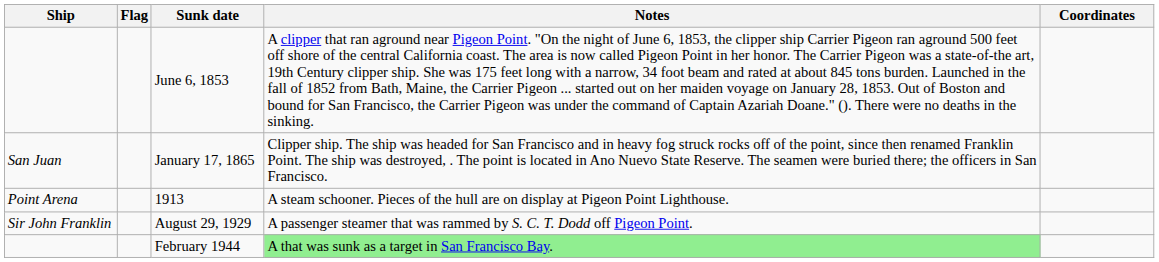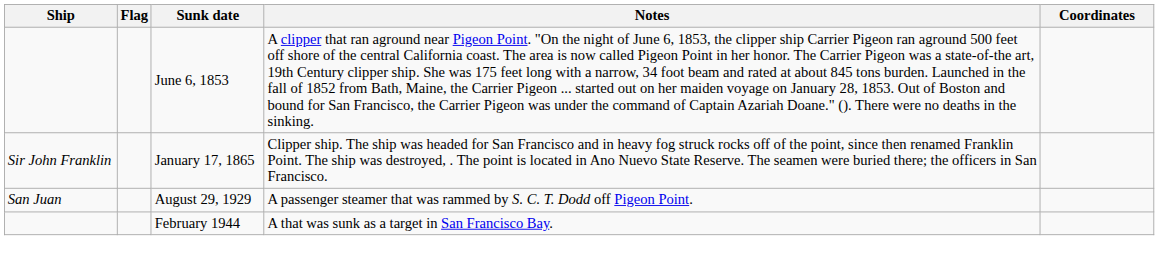(35, 160) San Juan -> (60, 160) Sir John Franklin
- row: (169, 199)
(60, 223) Sir John Franklin -> (35, 199) San Juan
(410, 246) lightgreen background -> (410, 223) no background
